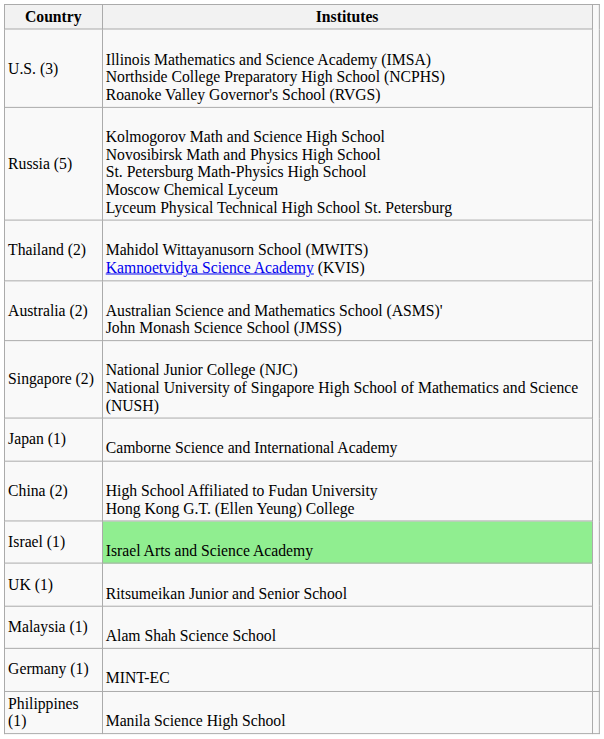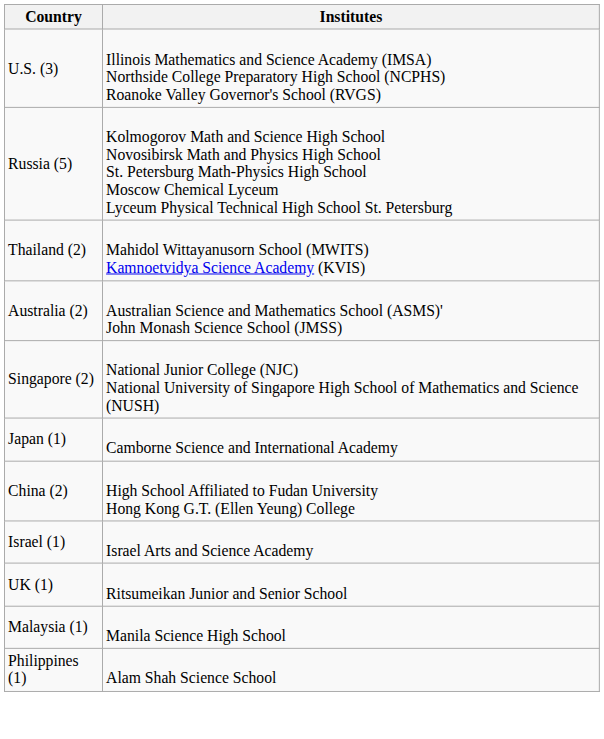(209, 551) lightgreen background -> (210, 551) no background
(191, 636) Alam Shah Science School -> (196, 636) Manila Science High School
- row: (48, 669)
(196, 721) Manila Science High School -> (191, 678) Alam Shah Science School
